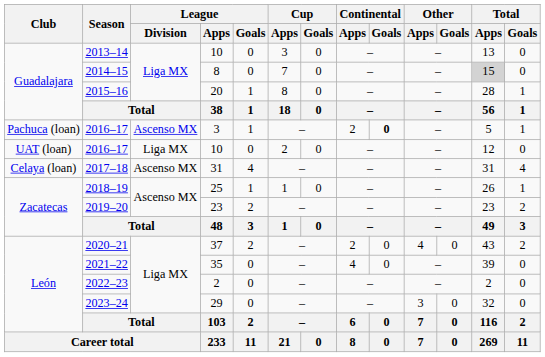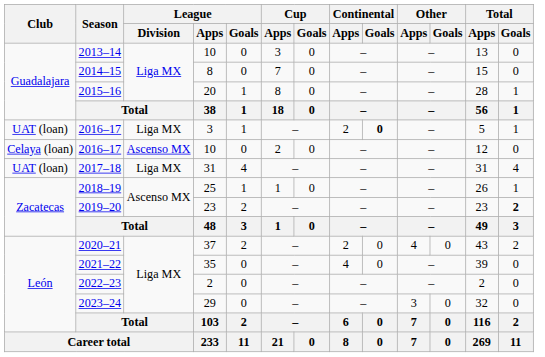(488, 71) lightgrey background -> (482, 71) no background
(43, 129) Pachuca (loan) -> (40, 129) UAT (loan)
(165, 129) Ascenso MX -> (159, 129) Liga MX
(43, 149) UAT (loan) -> (40, 149) Celaya (loan)
(165, 149) Liga MX -> (159, 149) Ascenso MX
(43, 168) Celaya (loan) -> (40, 168) UAT (loan)
(165, 168) Ascenso MX -> (159, 168) Liga MX
(522, 206) normal -> (516, 206) bold
